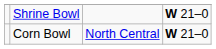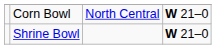rows swapped: (42, 34) <-> (46, 14)
